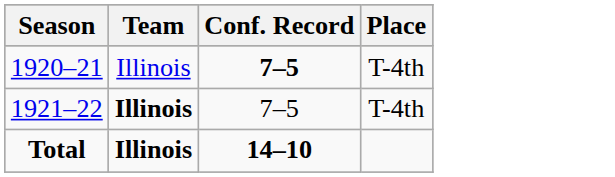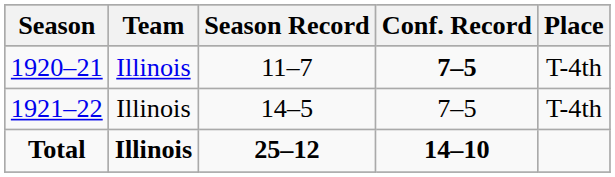+ column: (287, 25)
(153, 108) bold -> (153, 108) normal
